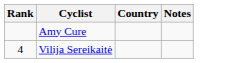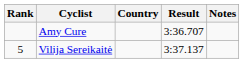+ column: (184, 13)
(20, 49) 4 -> (20, 49) 5
